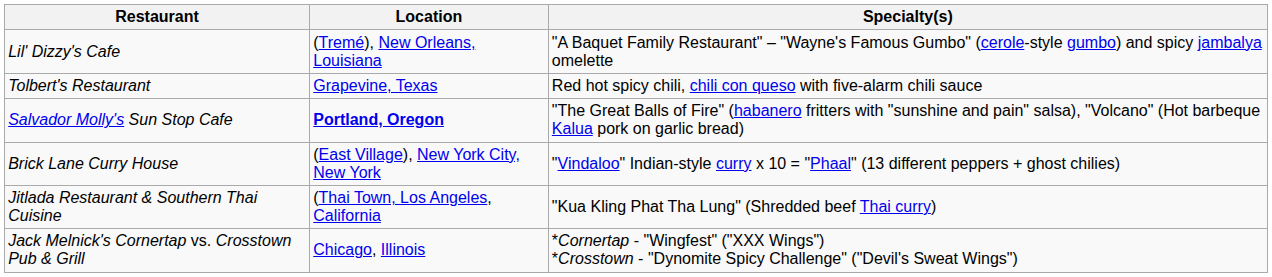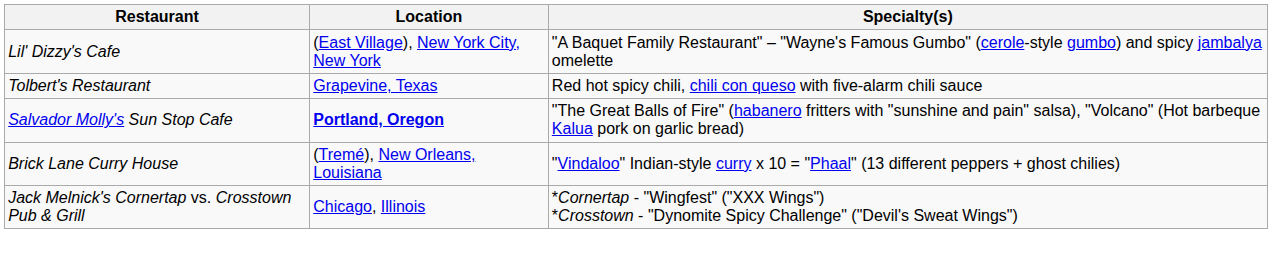(394, 51) (Tremé), New Orleans, Louisiana -> (417, 51) (East Village), New York City, New York
(417, 163) (East Village), New York City, New York -> (394, 163) (Tremé), New Orleans, Louisiana
- row: (133, 207)
